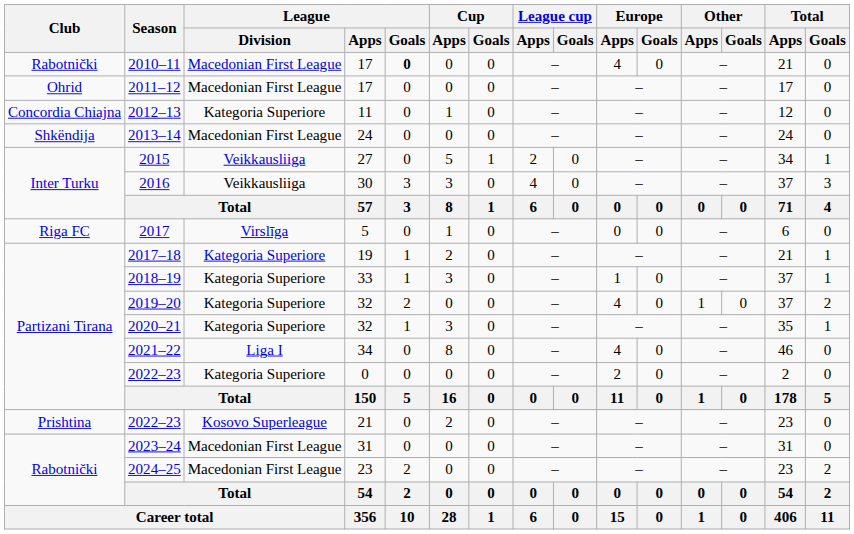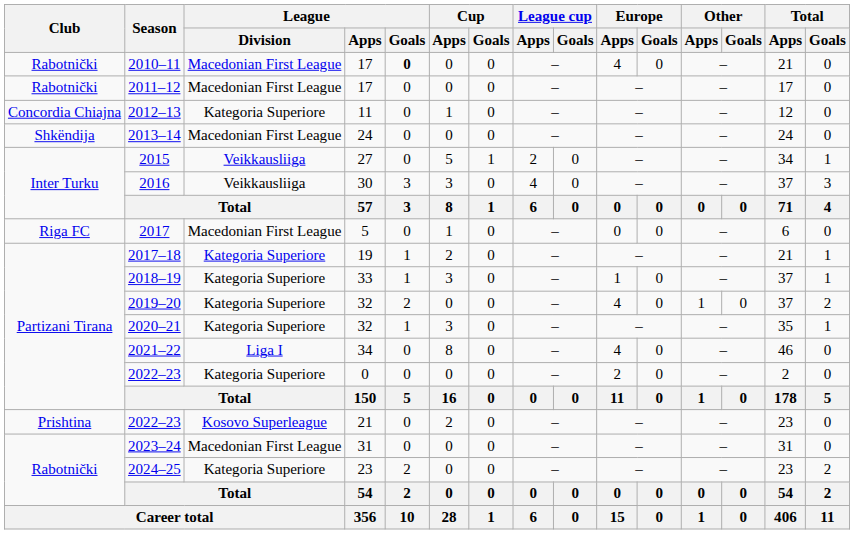(65, 87) Ohrid -> (65, 87) Rabotnički
(264, 231) Virslīga -> (264, 231) Macedonian First League
(264, 469) Macedonian First League -> (264, 469) Kategoria Superiore
